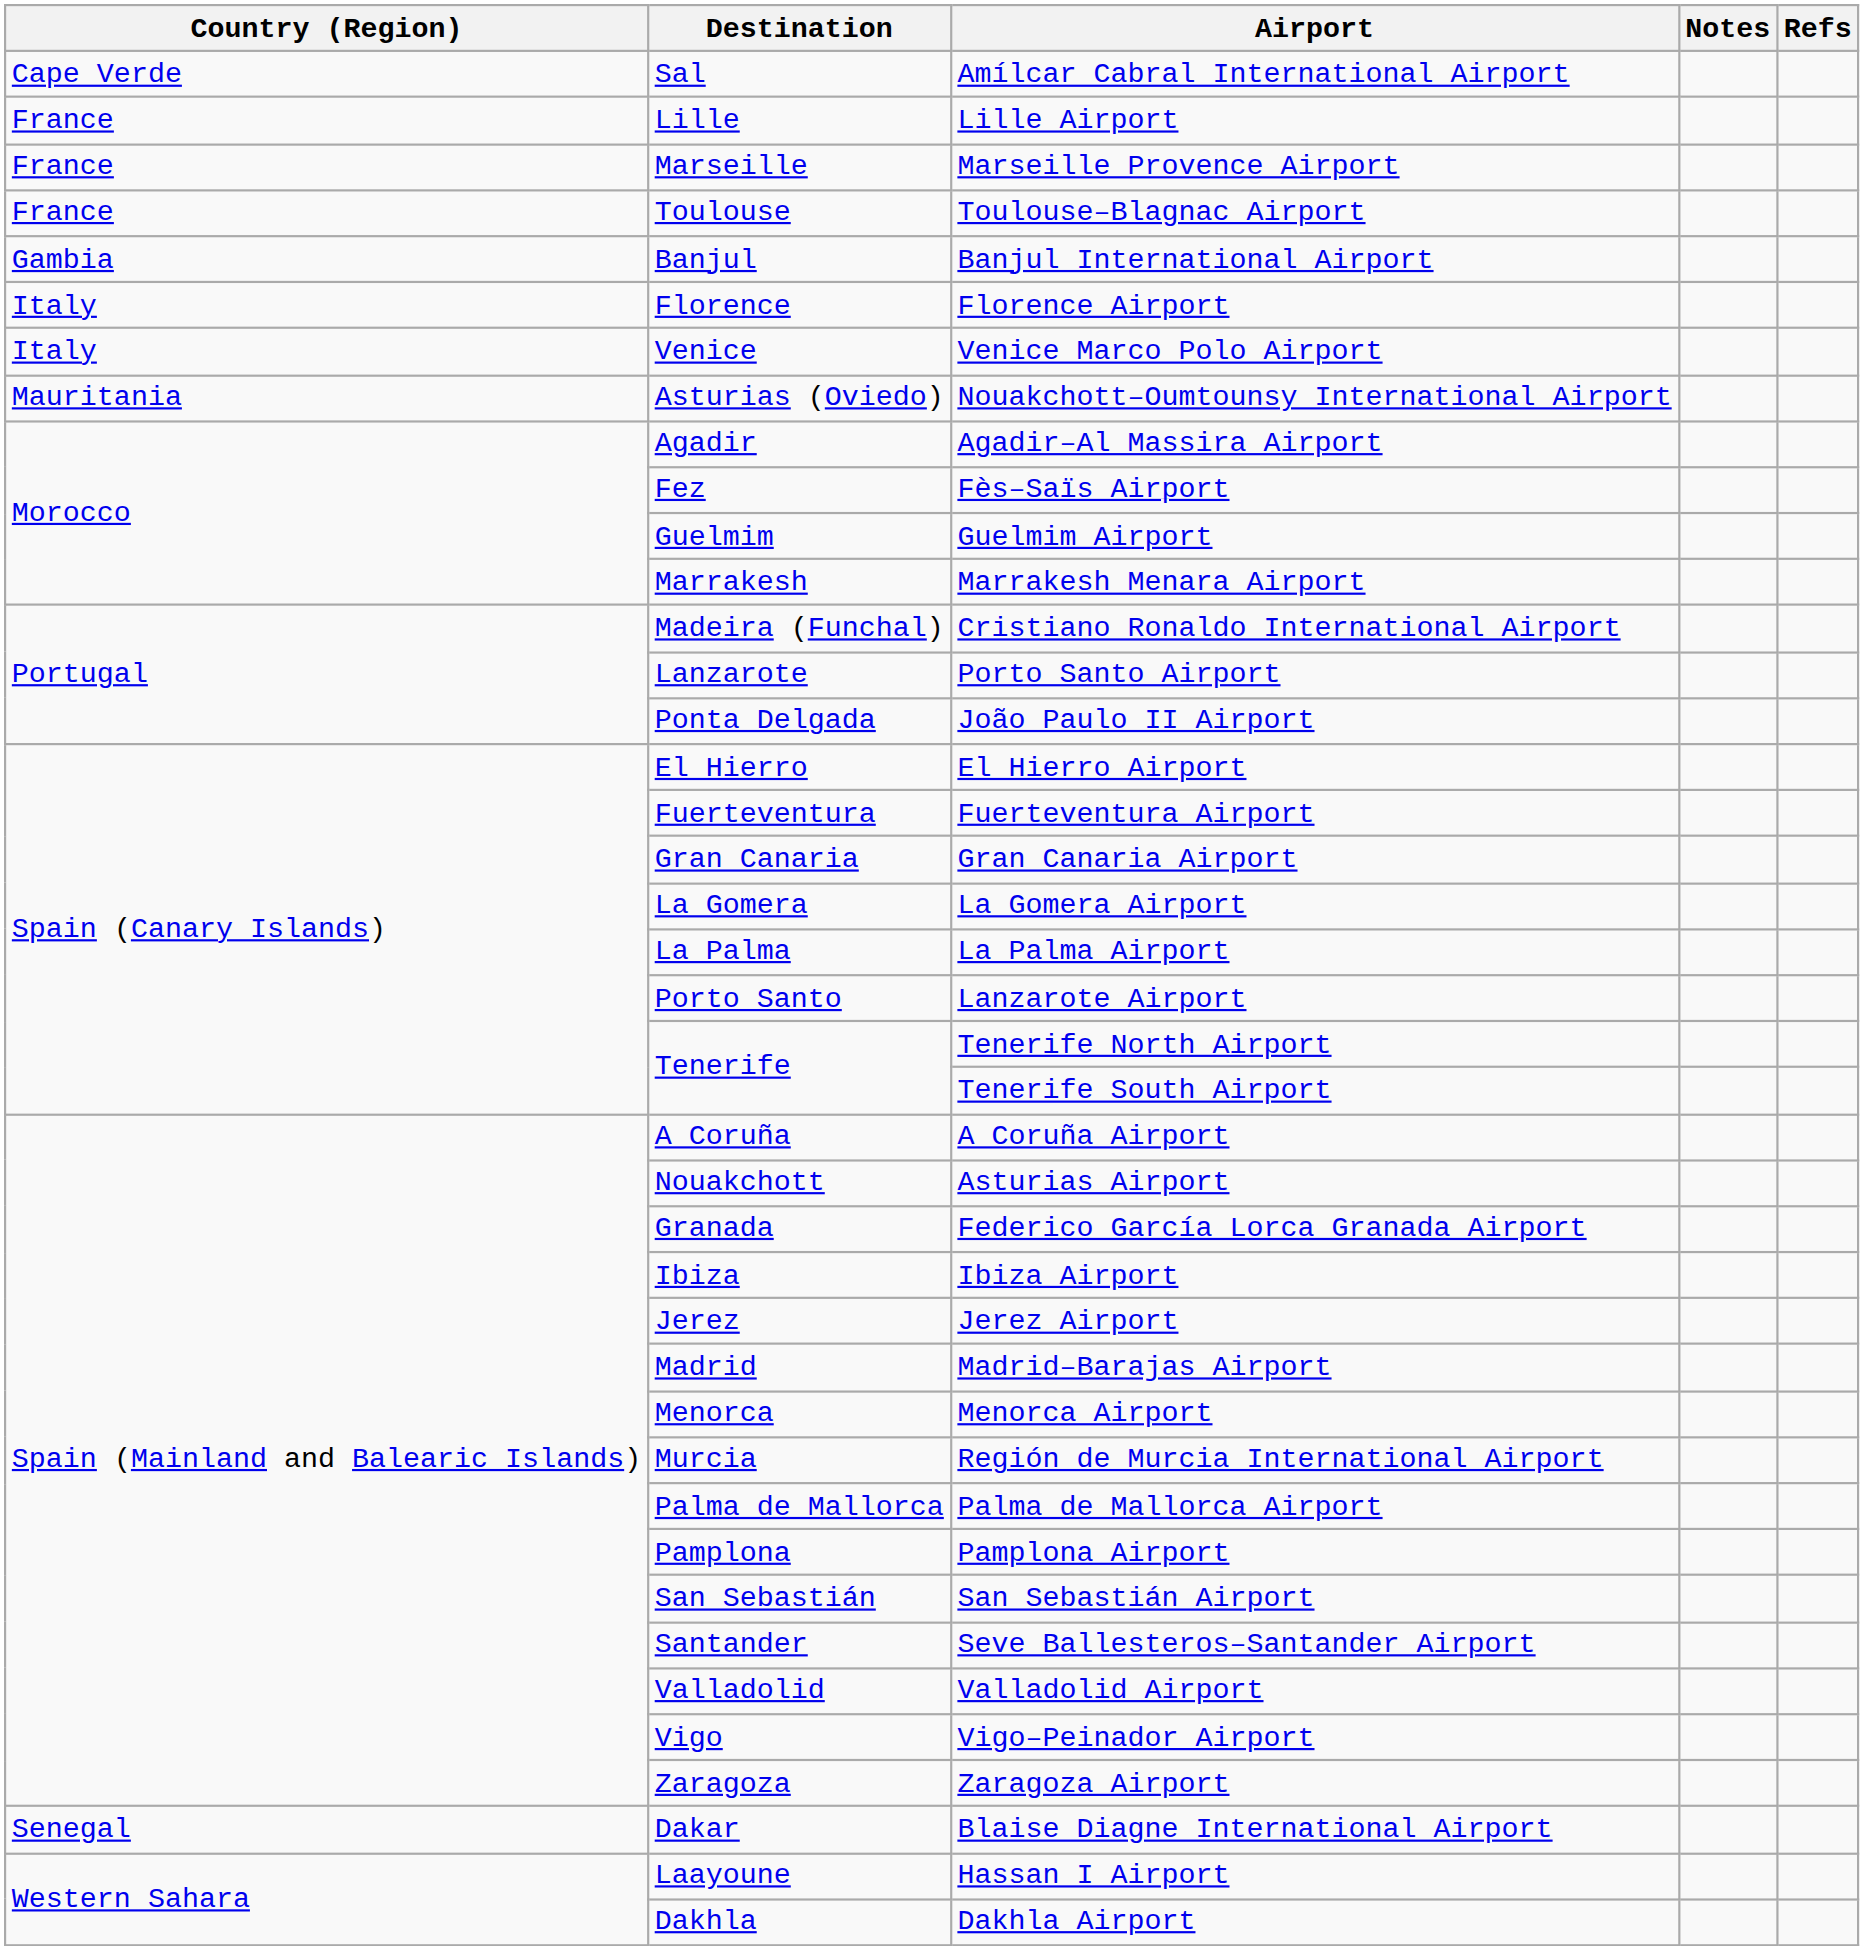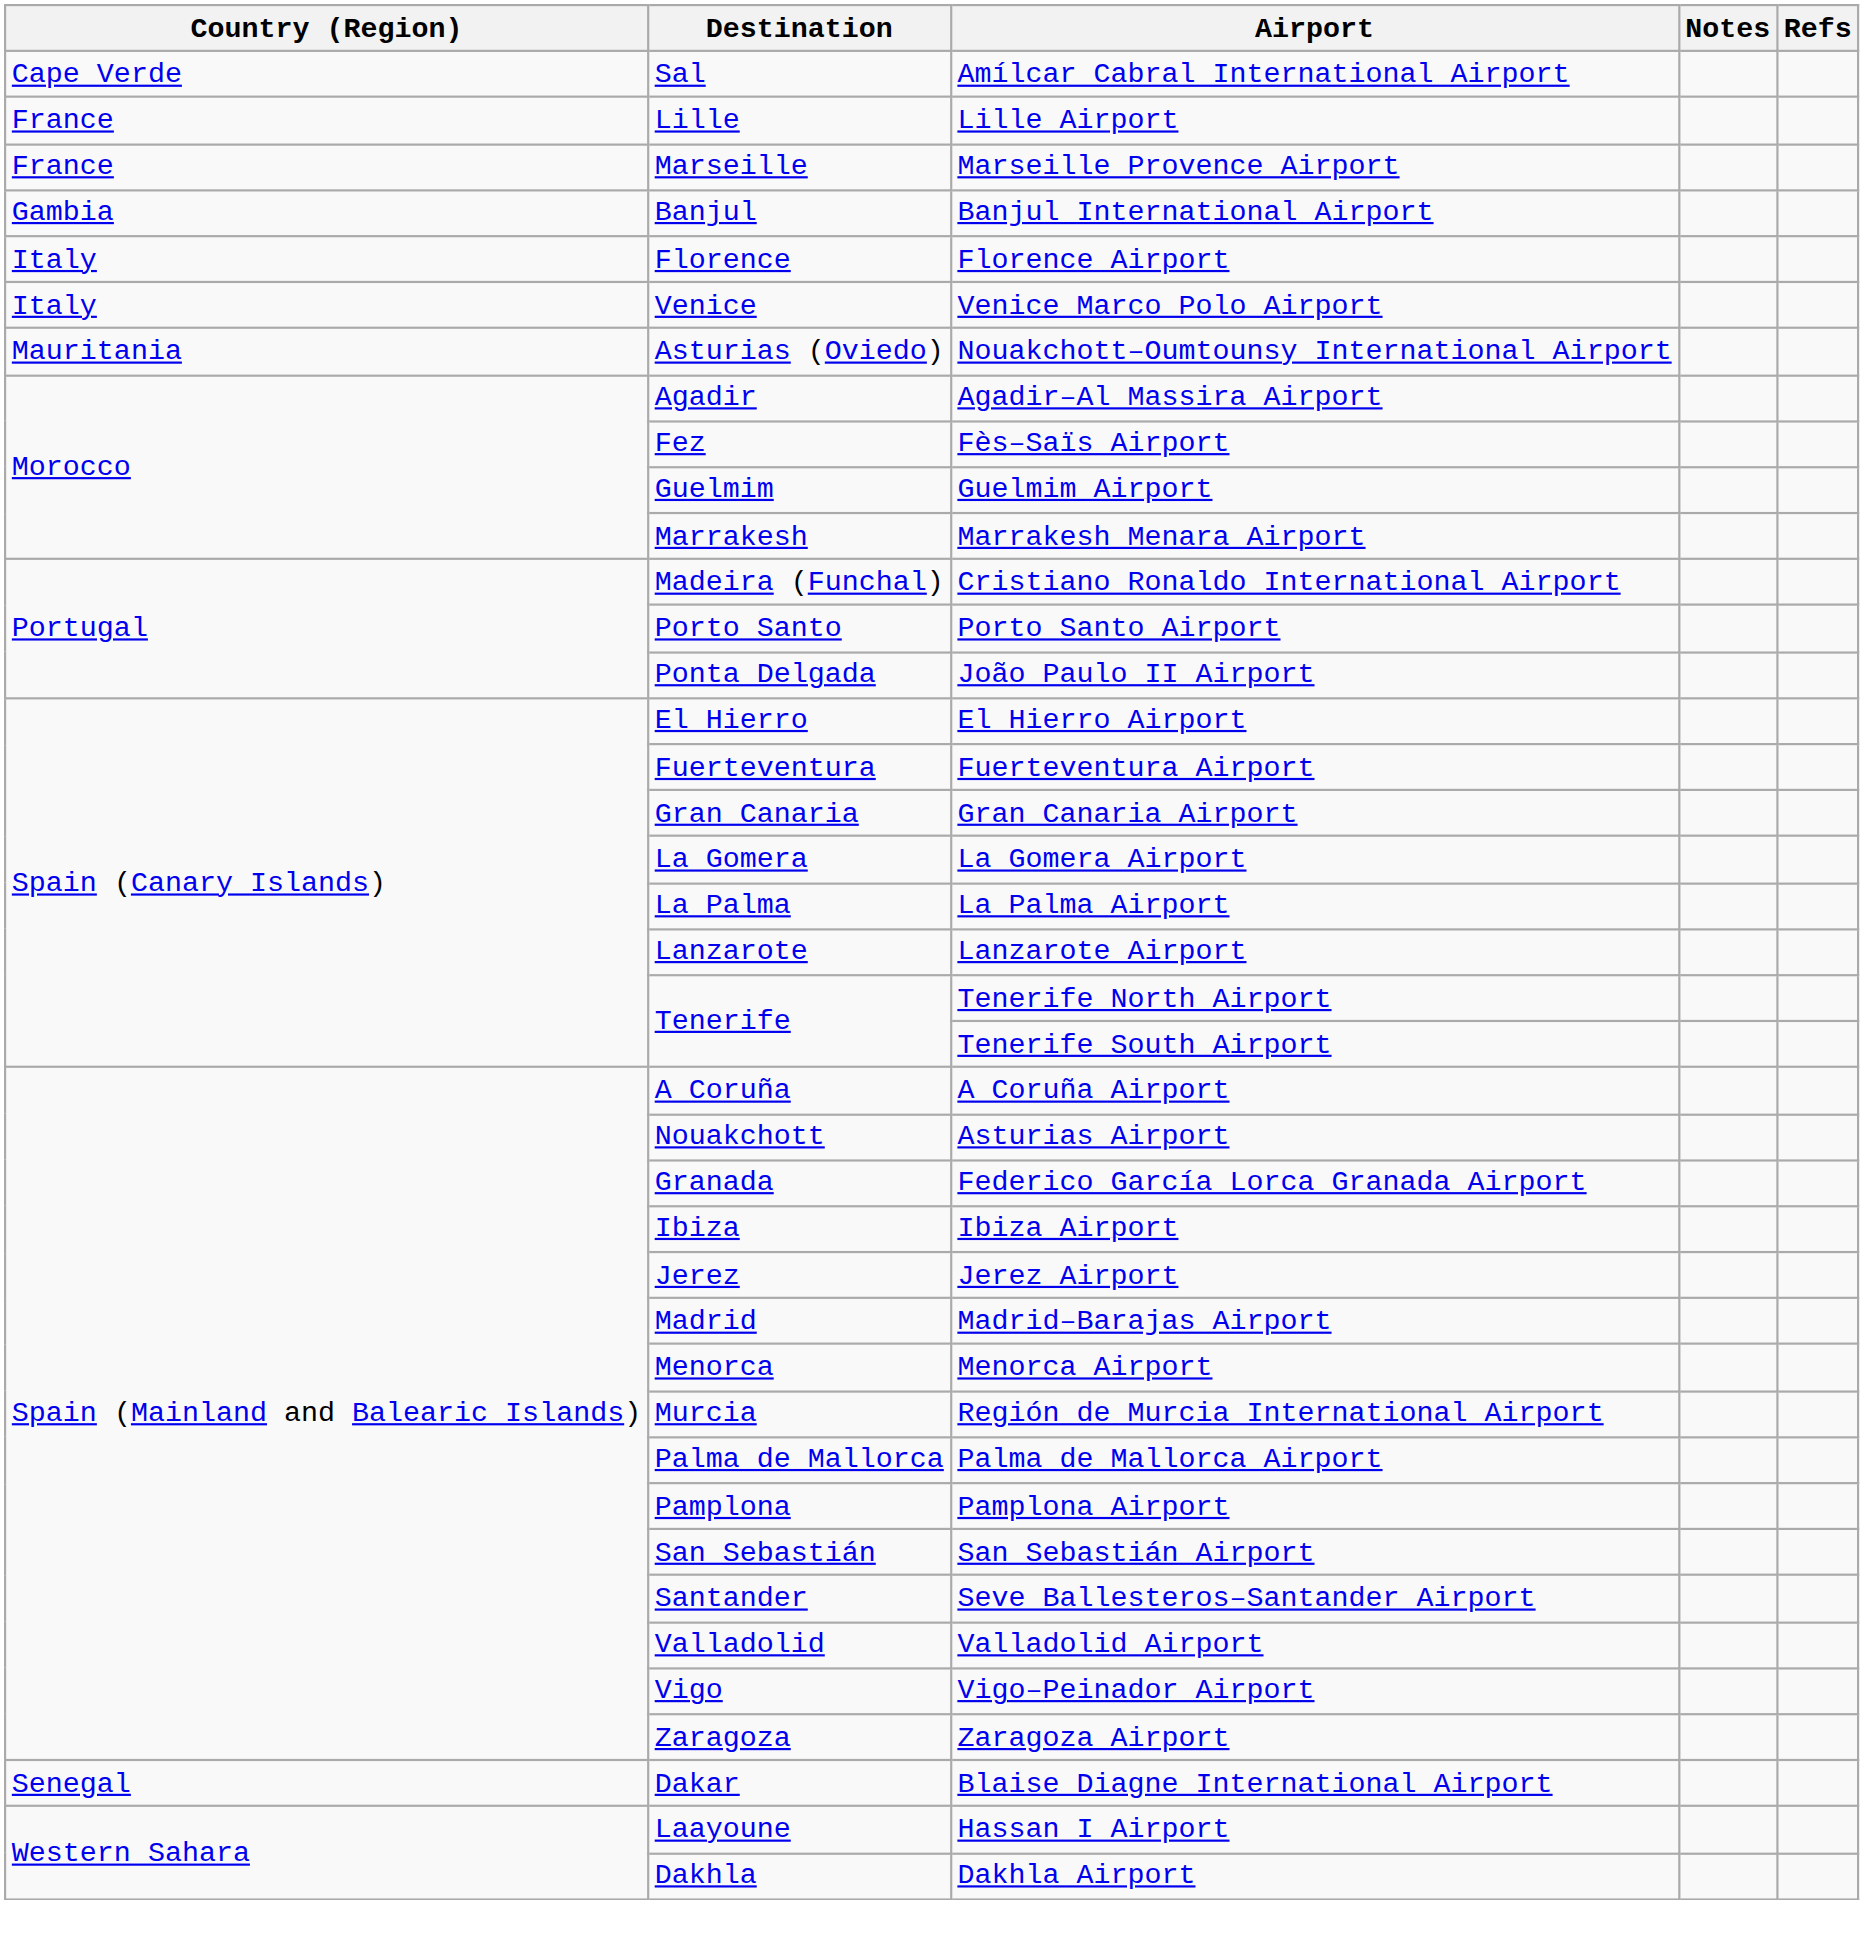- row: (1161, 213)
(731, 675) Lanzarote -> (748, 629) Porto Santo
(748, 998) Porto Santo -> (731, 952) Lanzarote
